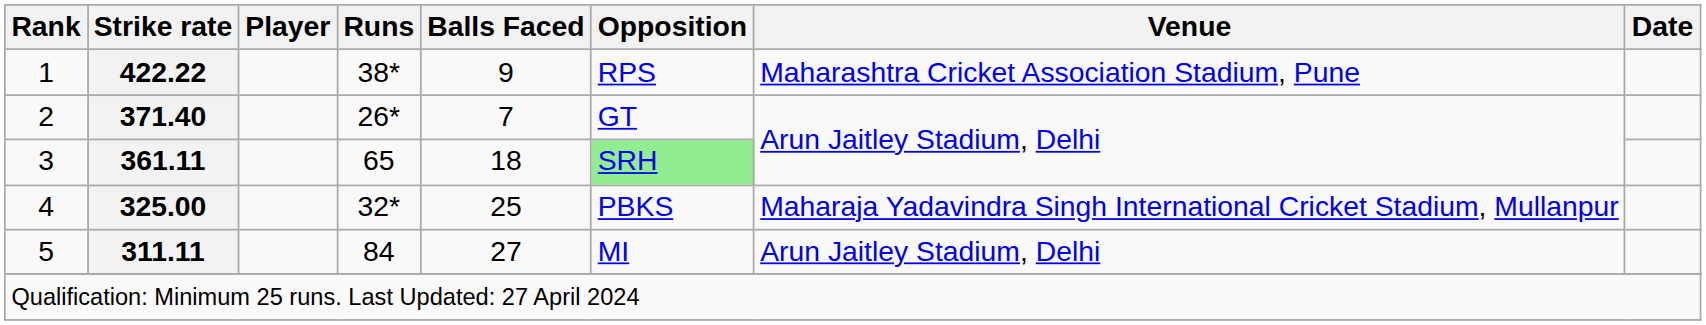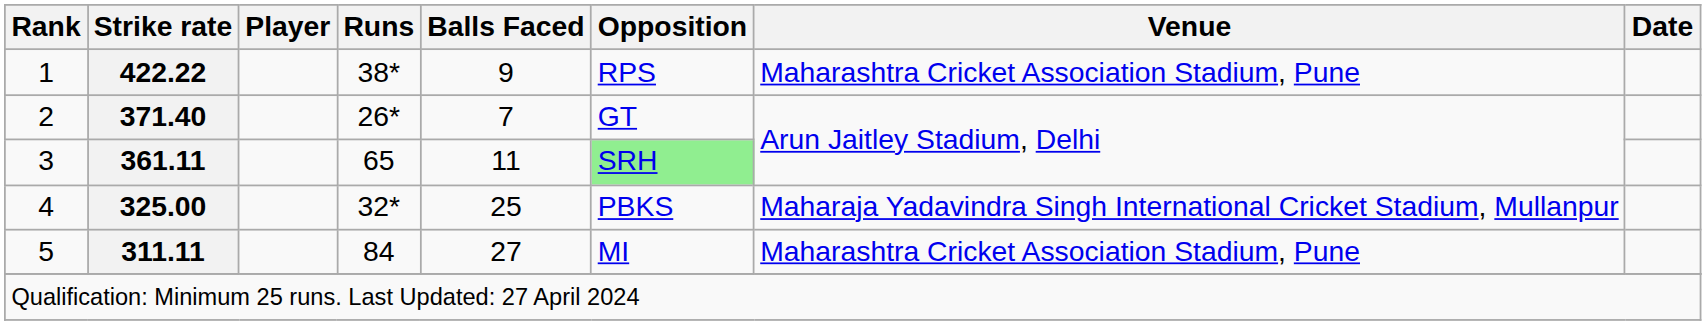(506, 161) 18 -> (506, 161) 11
(930, 251) Arun Jaitley Stadium, Delhi -> (1060, 251) Maharashtra Cricket Association Stadium, Pune
